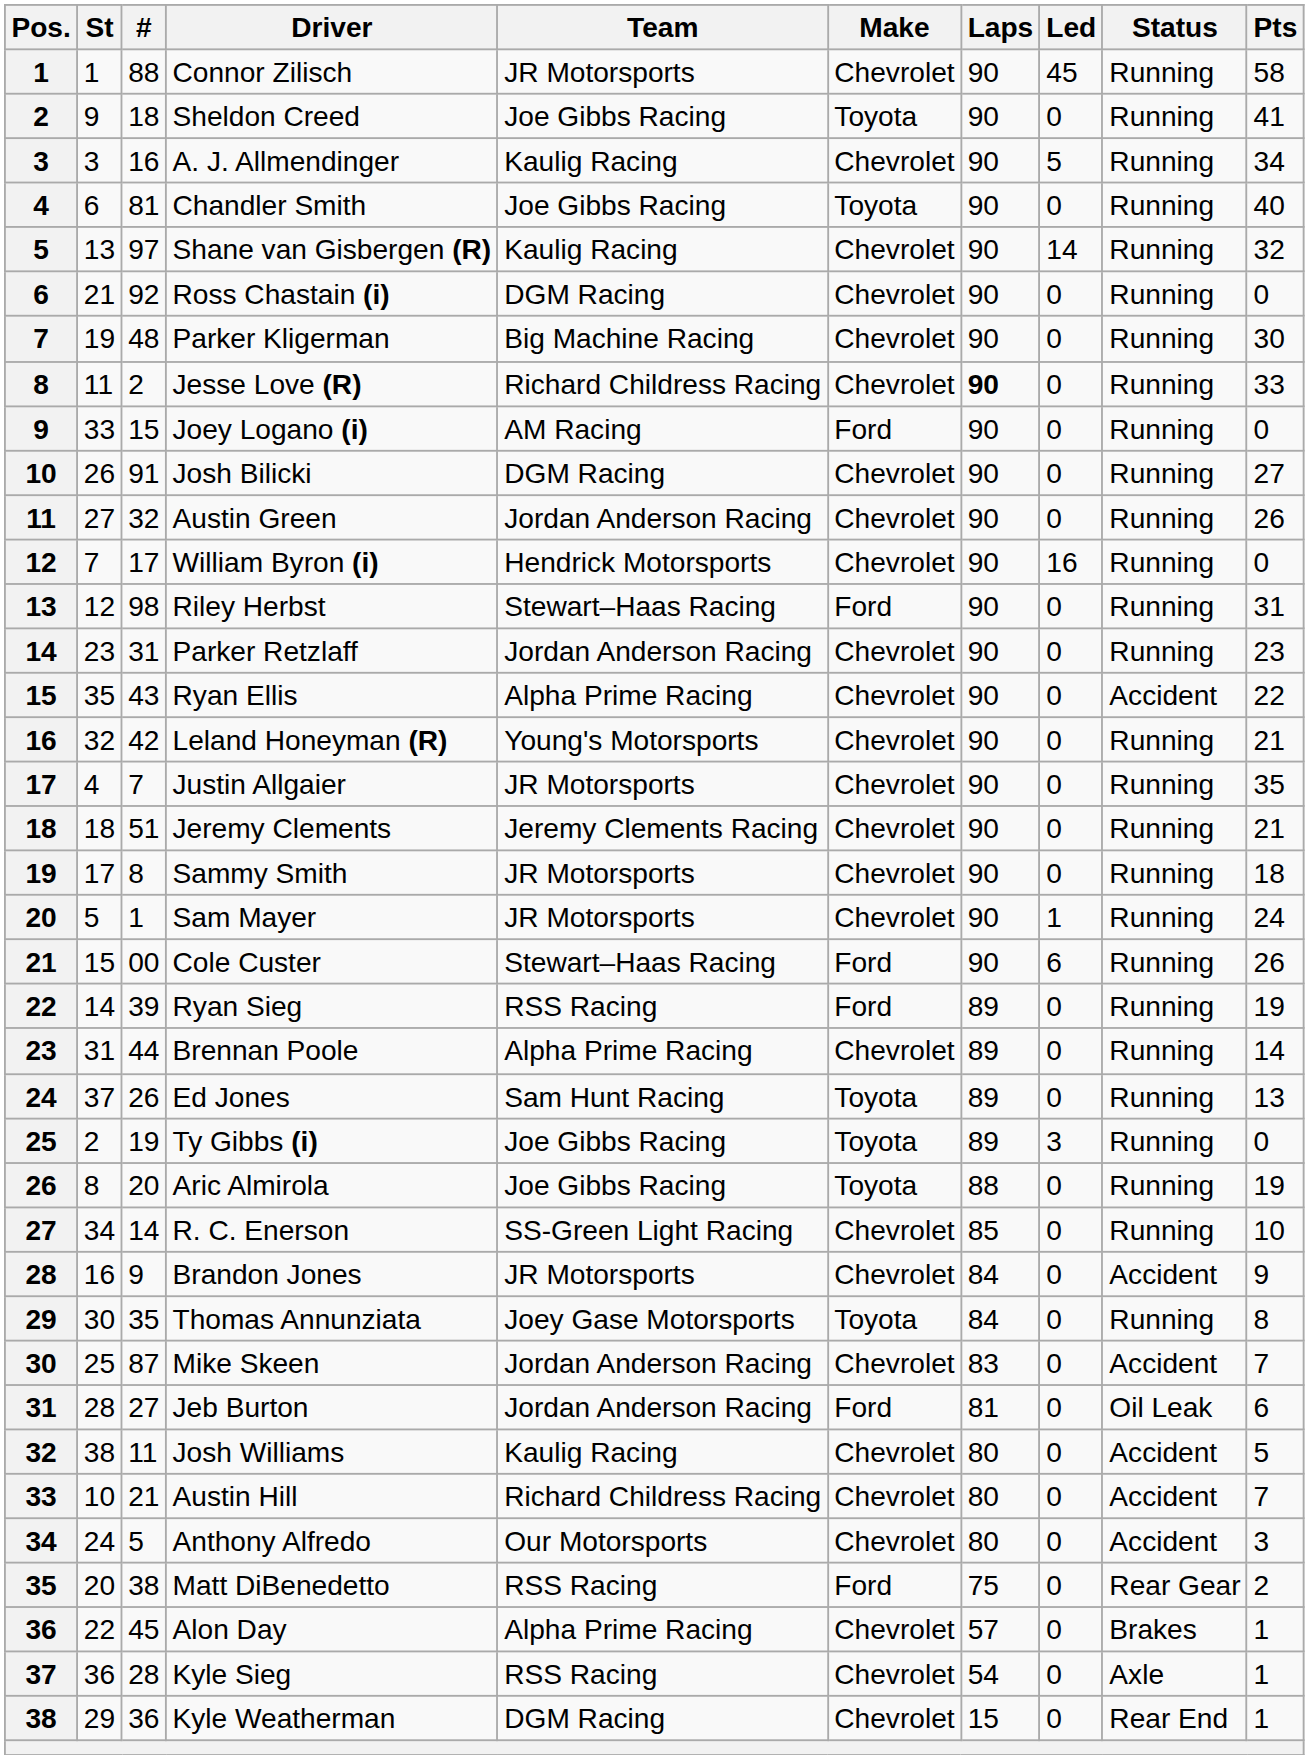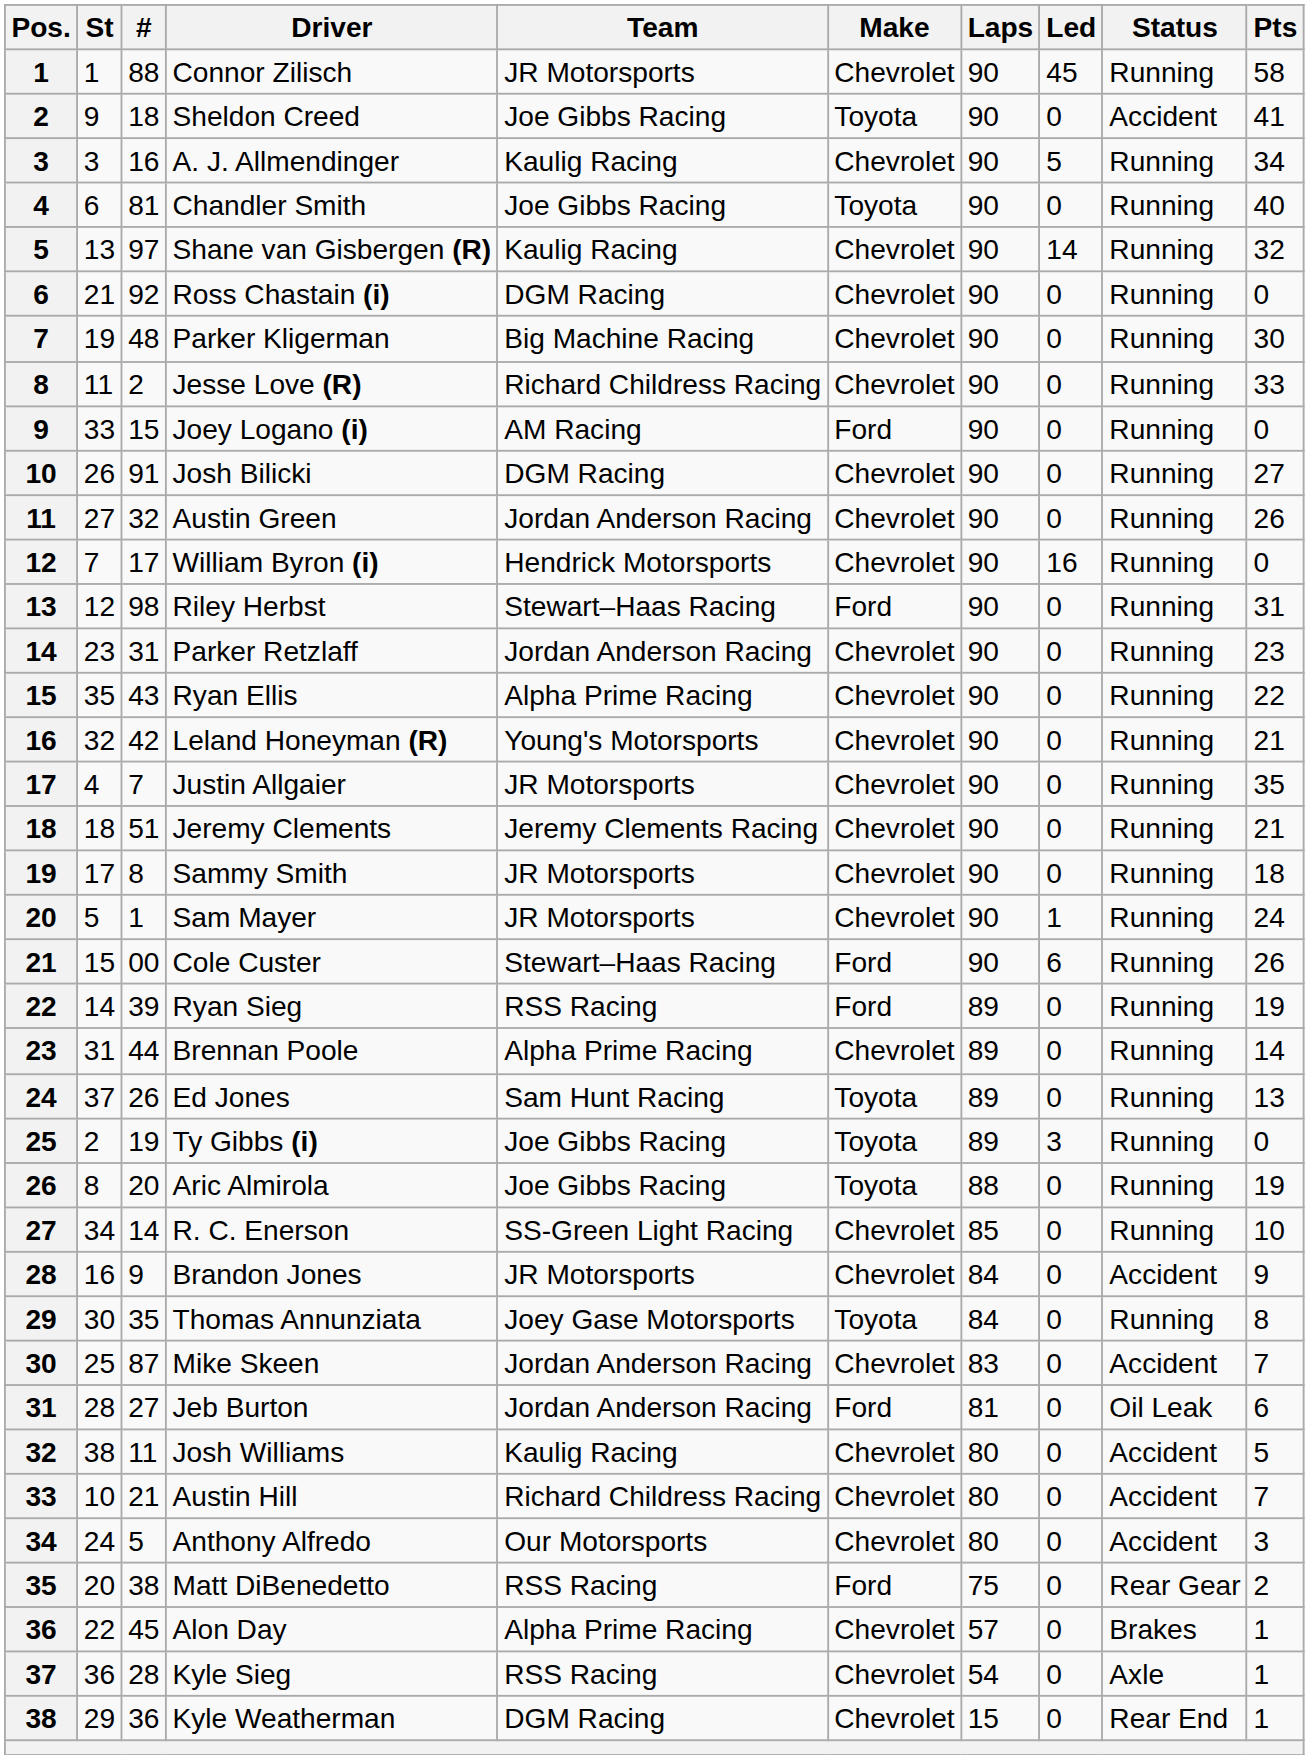(1162, 116) Running -> (1163, 116) Accident
(983, 383) bold -> (983, 383) normal
(1163, 695) Accident -> (1162, 695) Running
